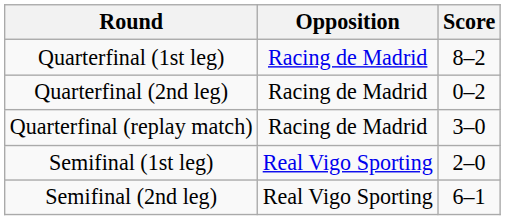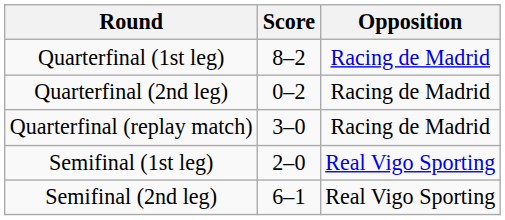columns swapped: (348, 22) <-> (469, 22)
